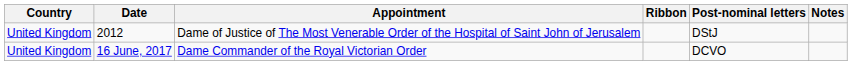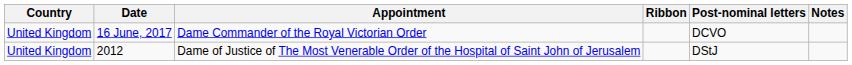rows swapped: (110, 32) <-> (134, 51)
